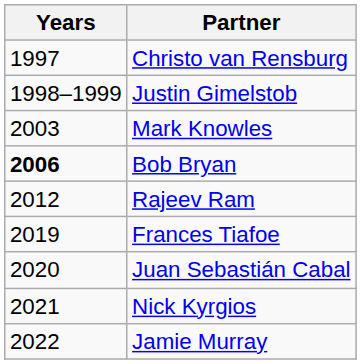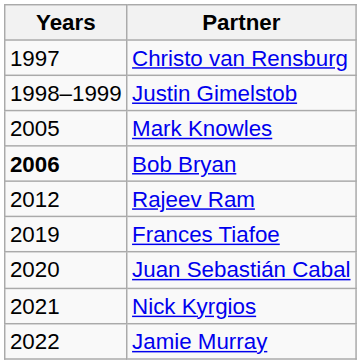(35, 129) 2003 -> (35, 129) 2005
